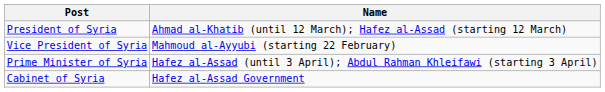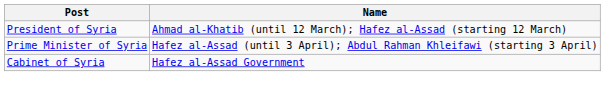- row: (77, 46)
